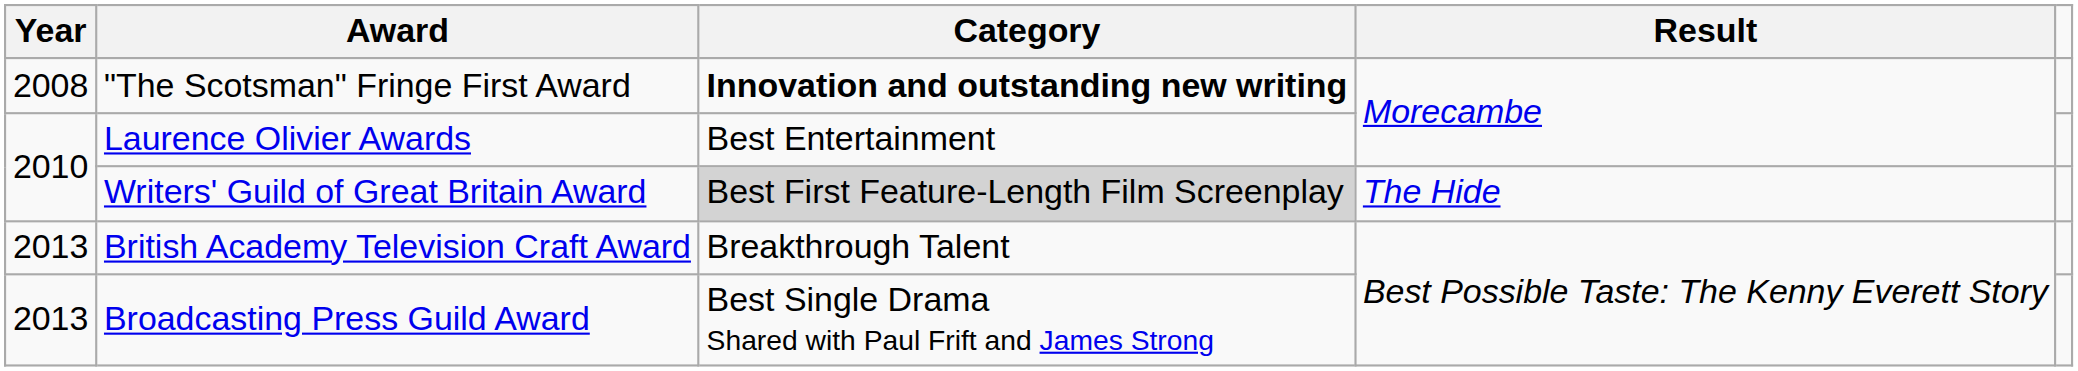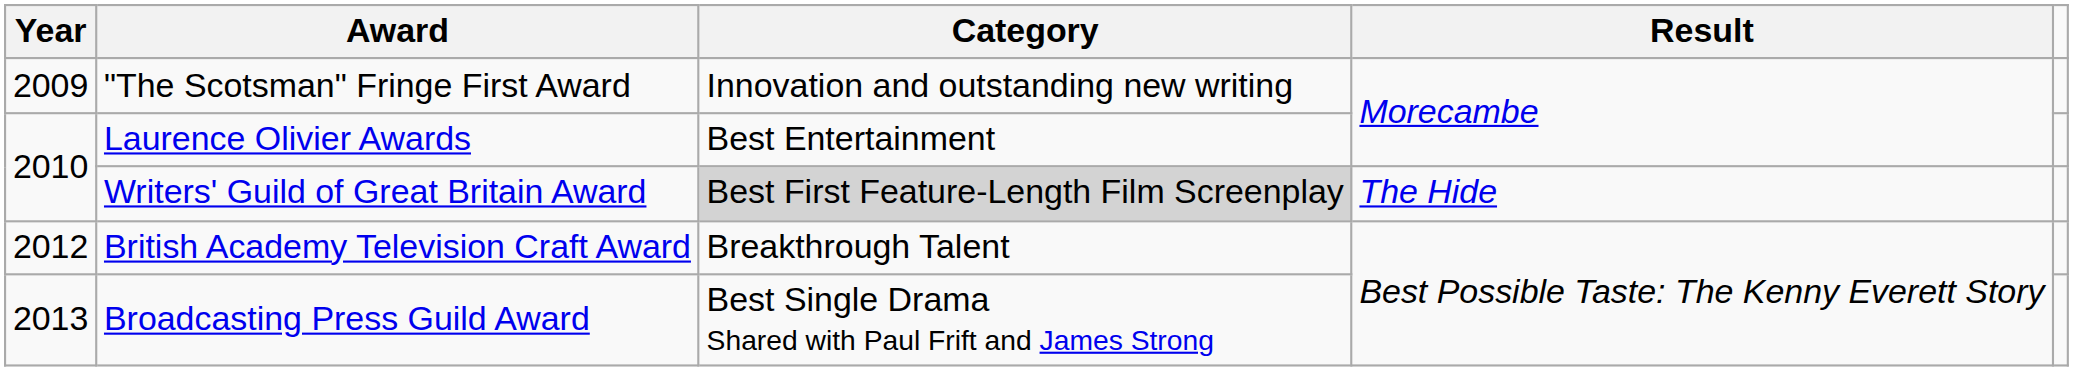(51, 85) 2008 -> (51, 85) 2009
(1027, 85) bold -> (1000, 85) normal
(51, 246) 2013 -> (51, 246) 2012
